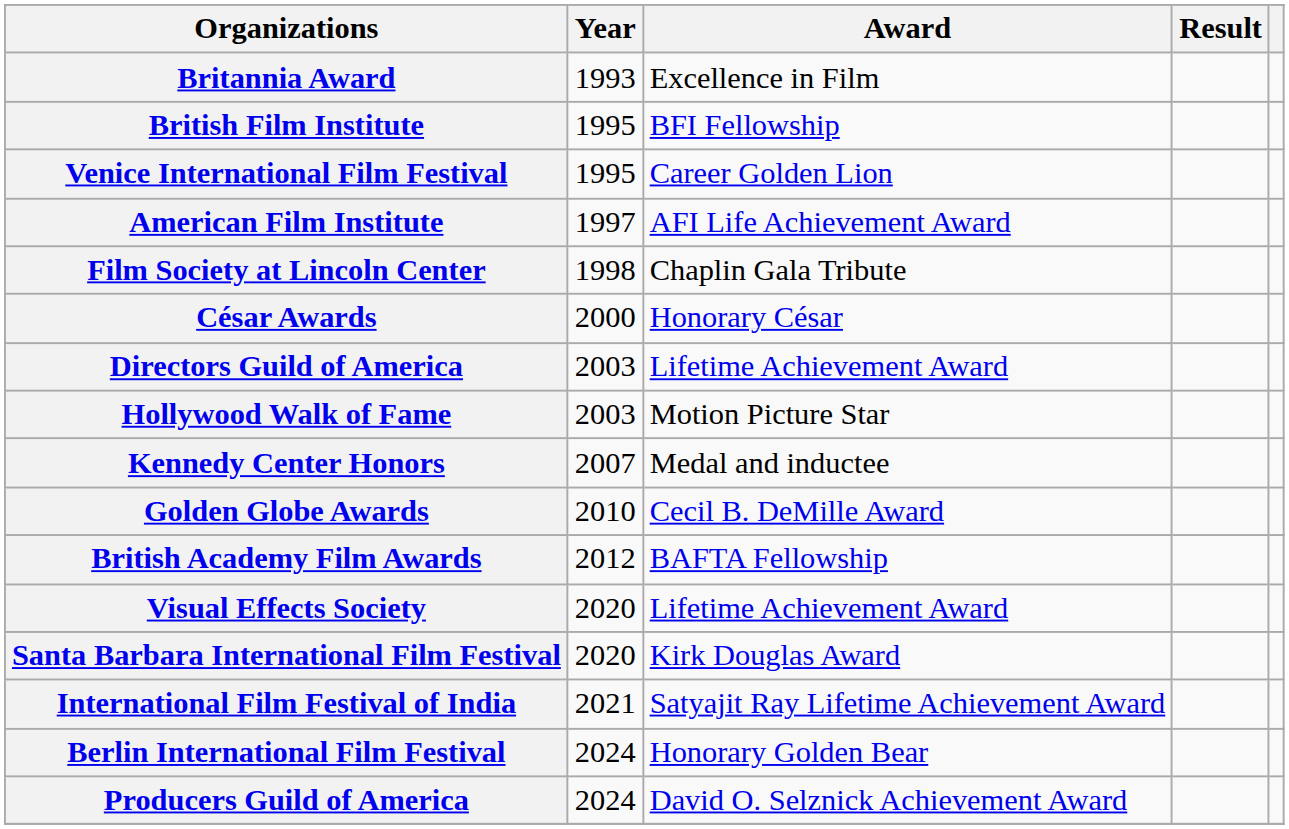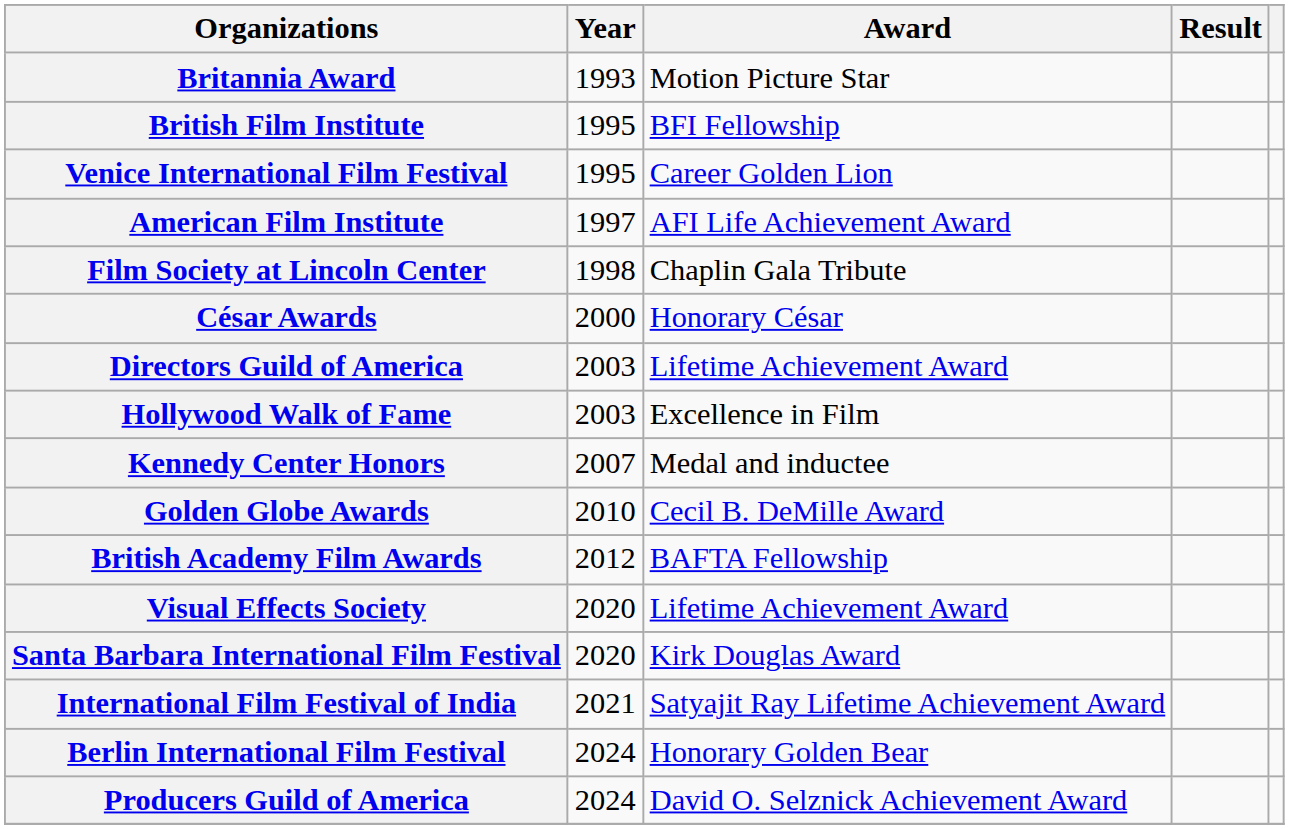(764, 76) Excellence in Film -> (770, 76) Motion Picture Star
(770, 414) Motion Picture Star -> (764, 414) Excellence in Film
